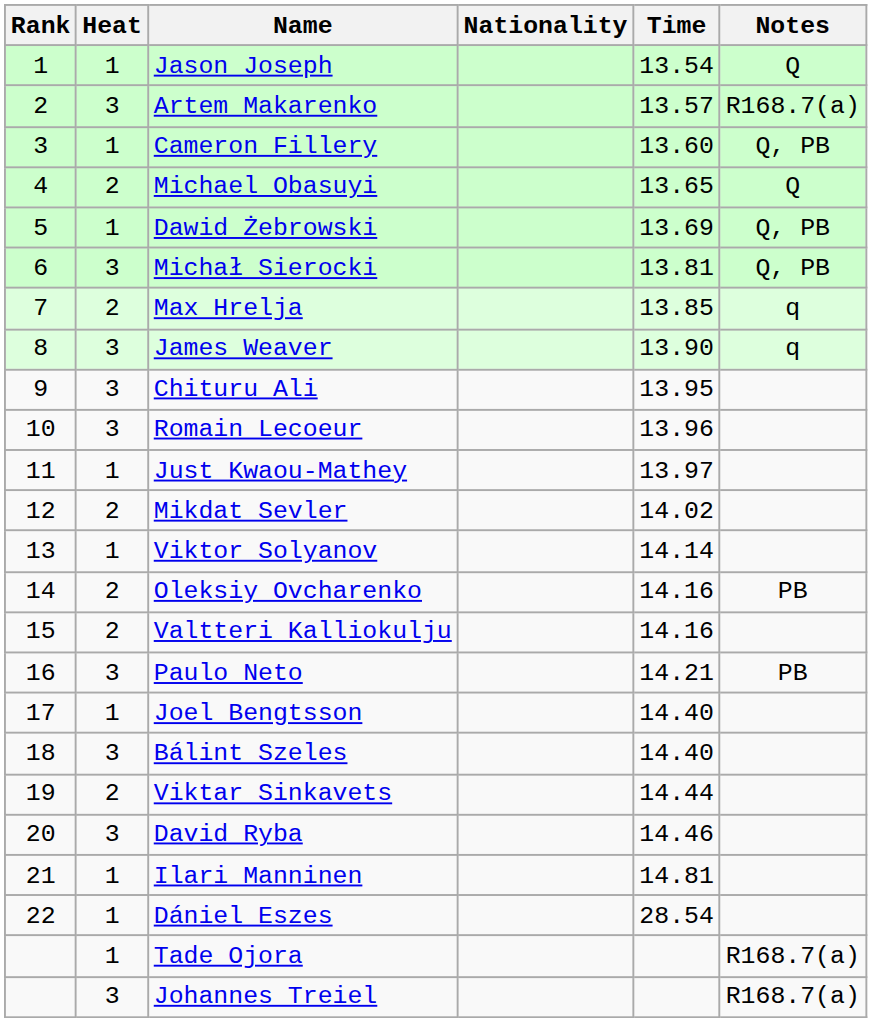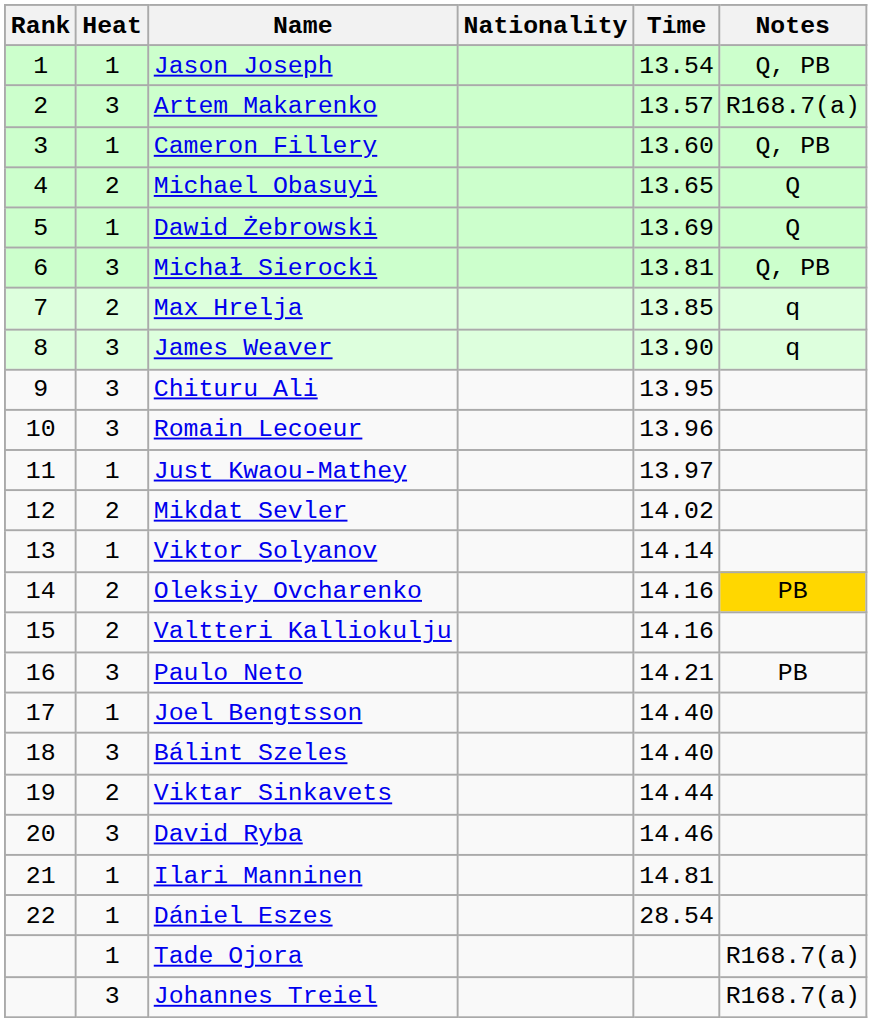(793, 66) Q -> (793, 66) Q, PB
(793, 228) Q, PB -> (793, 228) Q
(793, 592) no background -> (793, 592) gold background
